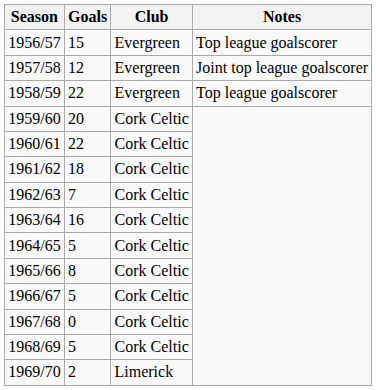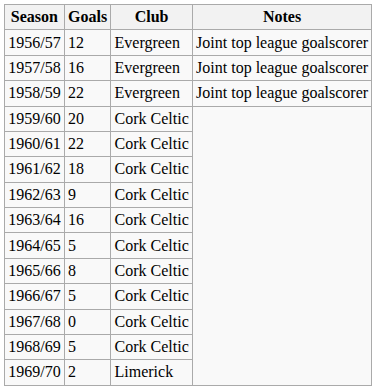(76, 42) 15 -> (76, 42) 12
(267, 42) Top league goalscorer -> (282, 42) Joint top league goalscorer
(76, 67) 12 -> (76, 67) 16
(267, 93) Top league goalscorer -> (282, 93) Joint top league goalscorer
(72, 194) 7 -> (72, 194) 9
